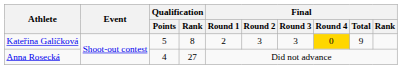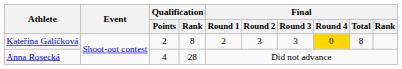(164, 42) 5 -> (164, 42) 2
(361, 42) 9 -> (361, 42) 8
(192, 57) 27 -> (192, 57) 28
